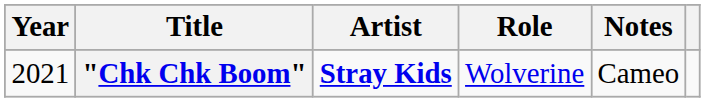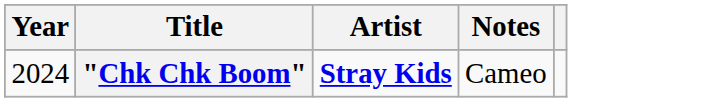- column: (525, 27)
(40, 73) 2021 -> (40, 73) 2024
